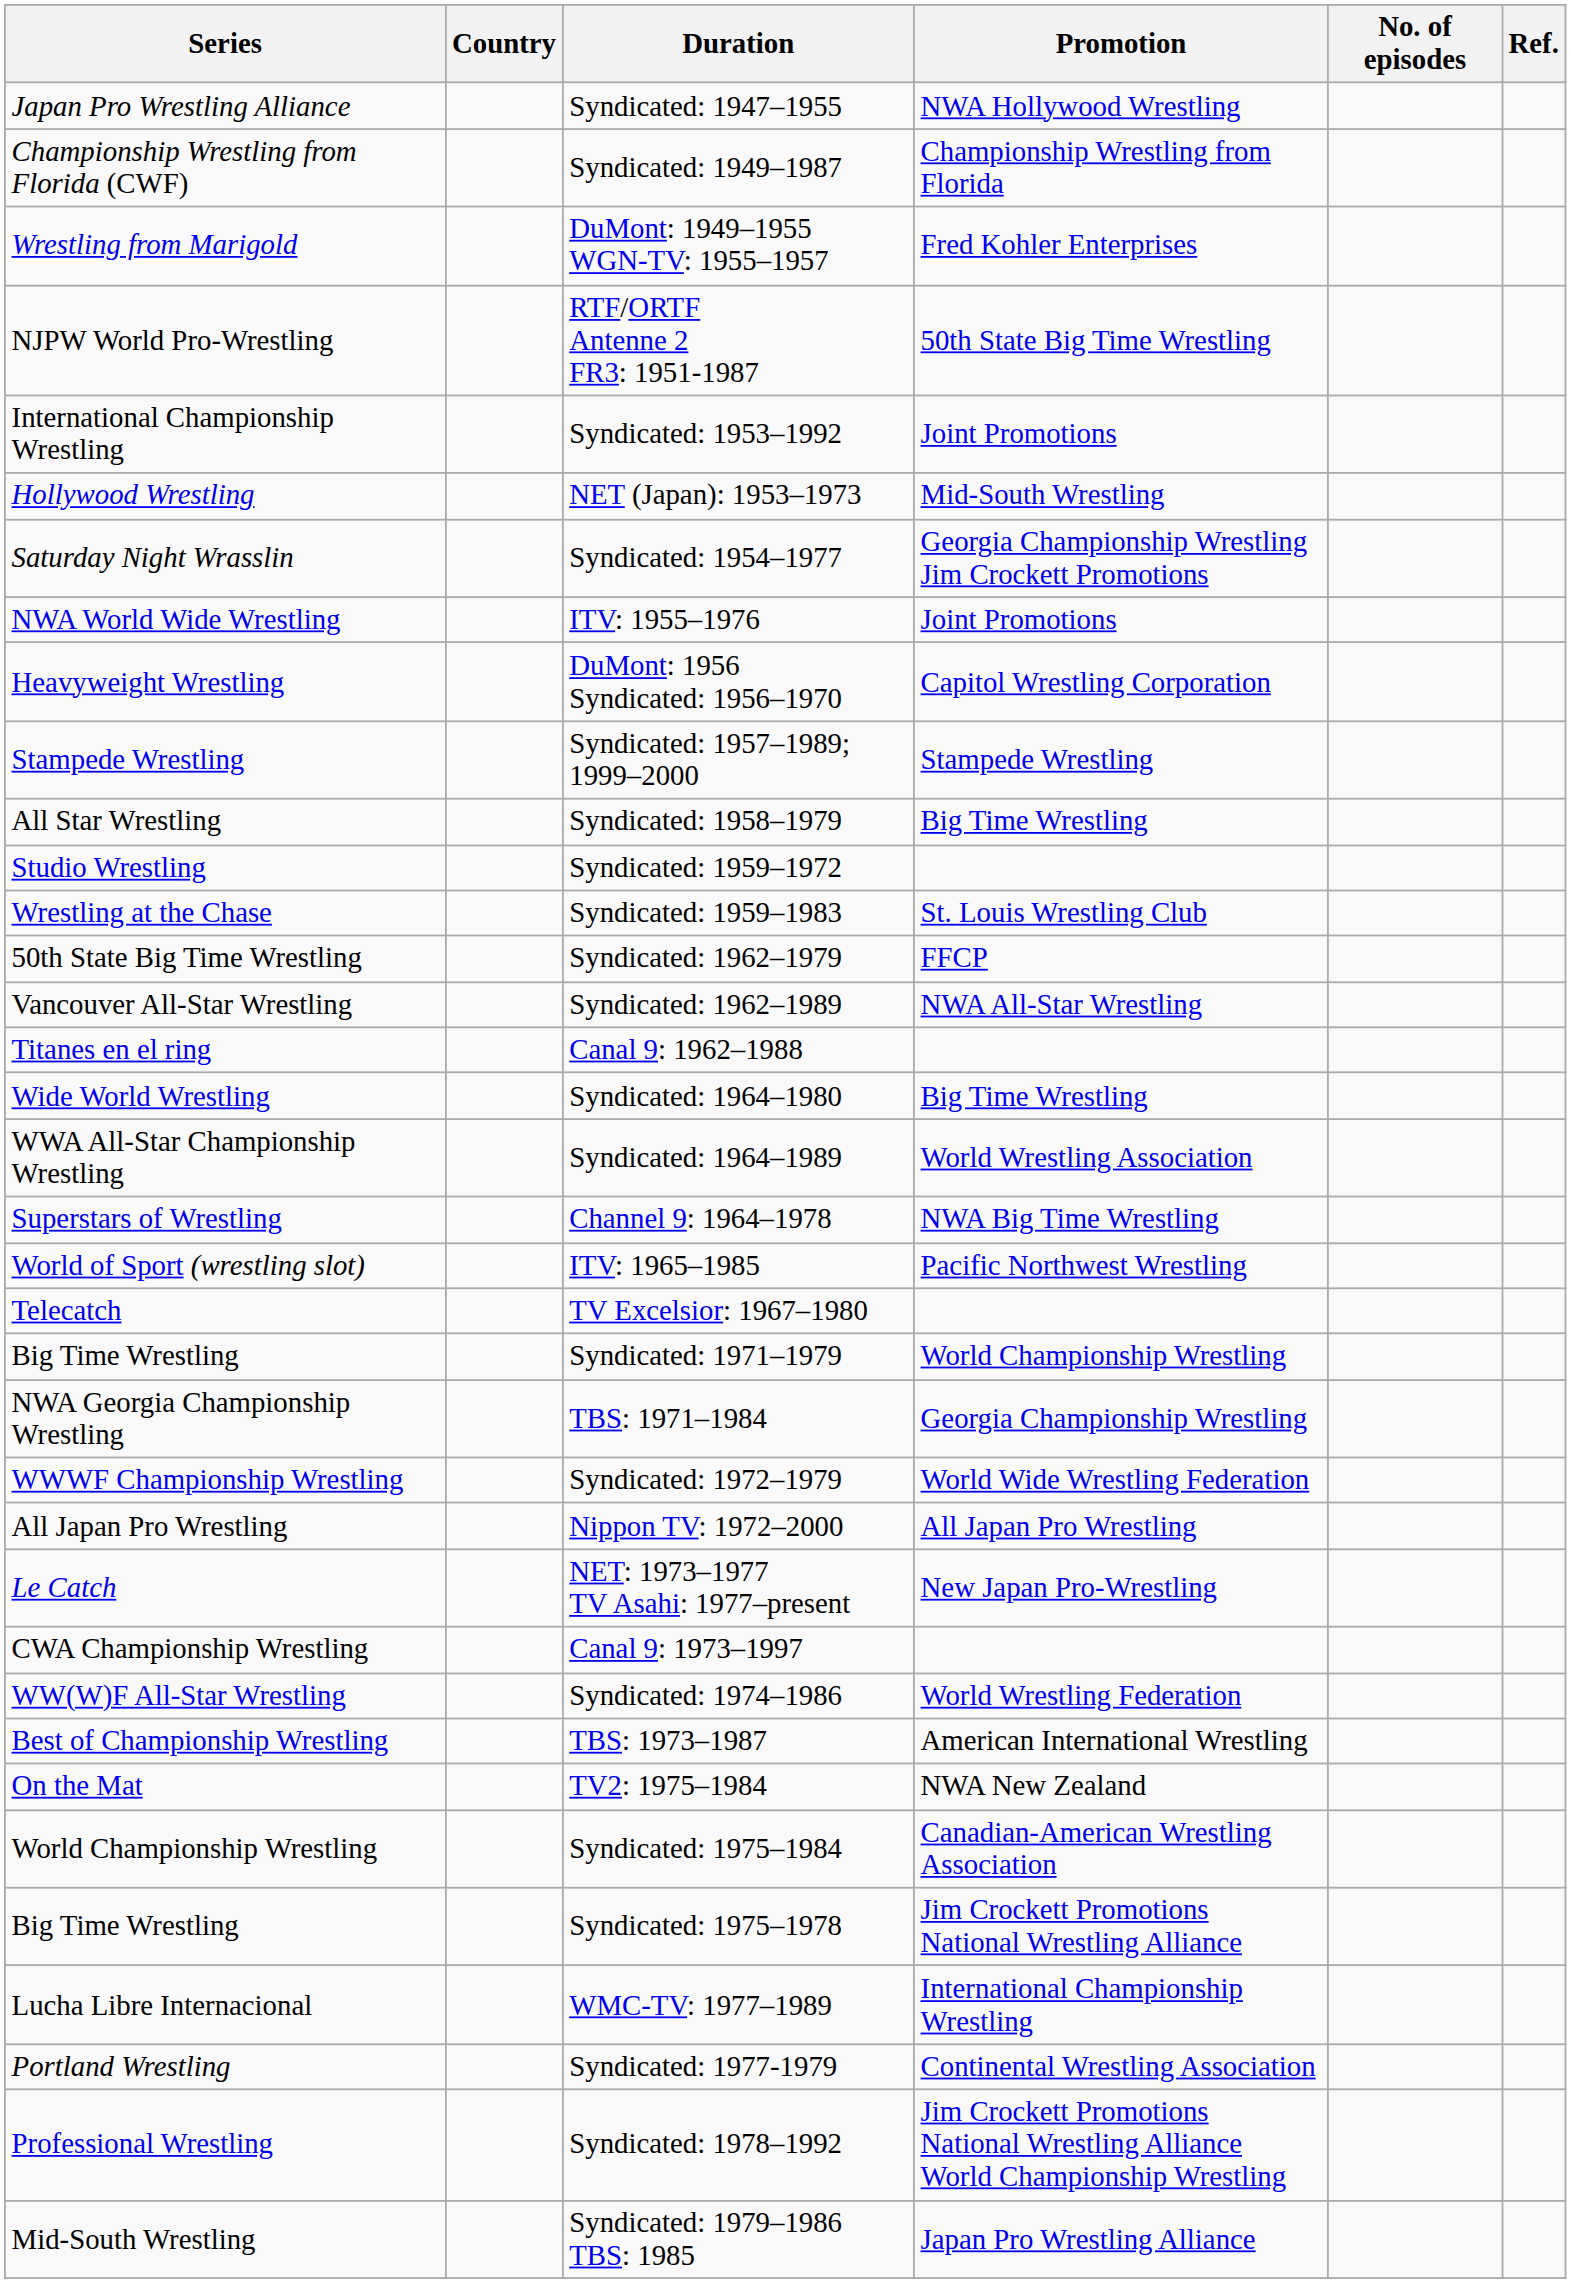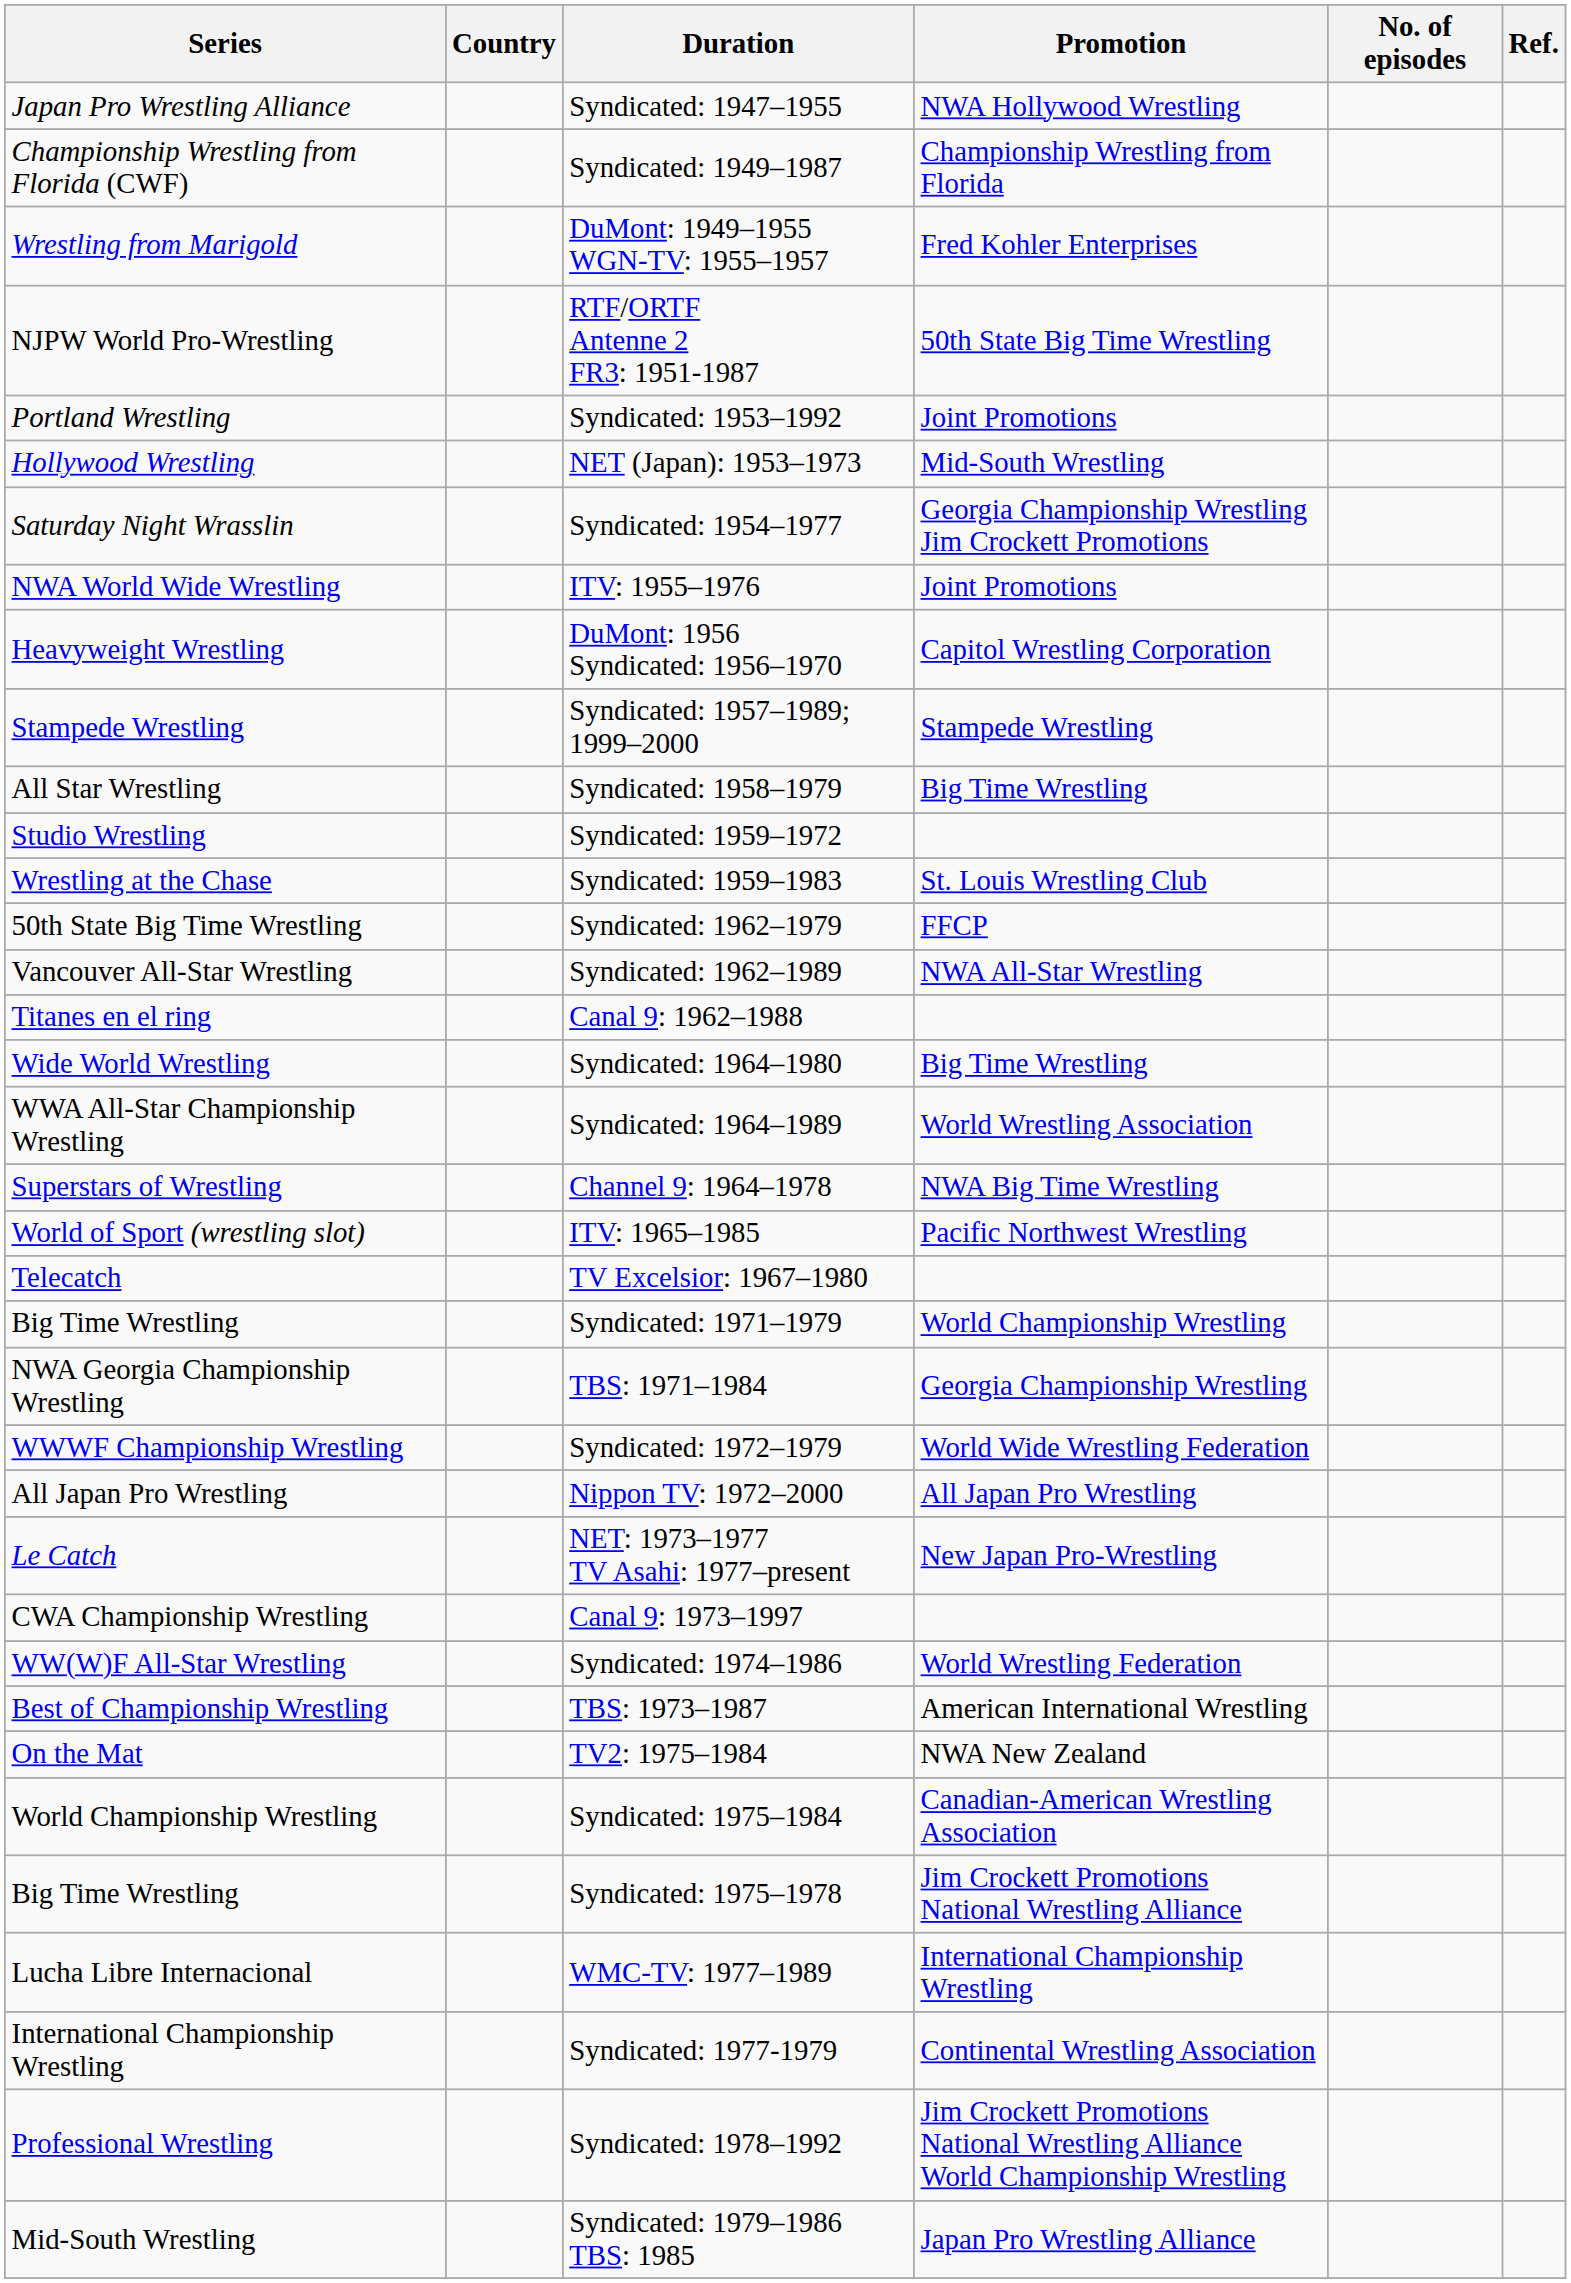(173, 433) International Championship Wrestling -> (121, 417) Portland Wrestling
(121, 2066) Portland Wrestling -> (173, 2050) International Championship Wrestling
